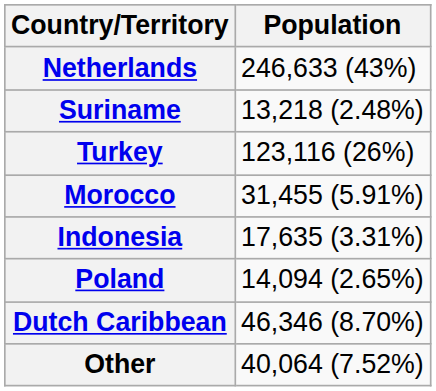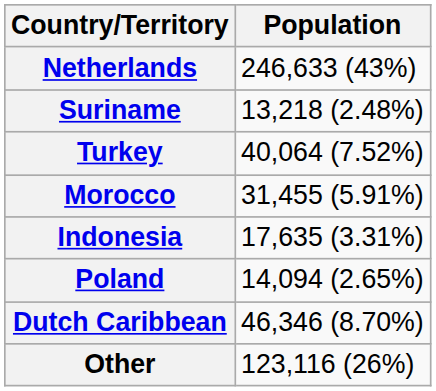(328, 152) 123,116 (26%) -> (332, 152) 40,064 (7.52%)
(332, 364) 40,064 (7.52%) -> (328, 364) 123,116 (26%)
